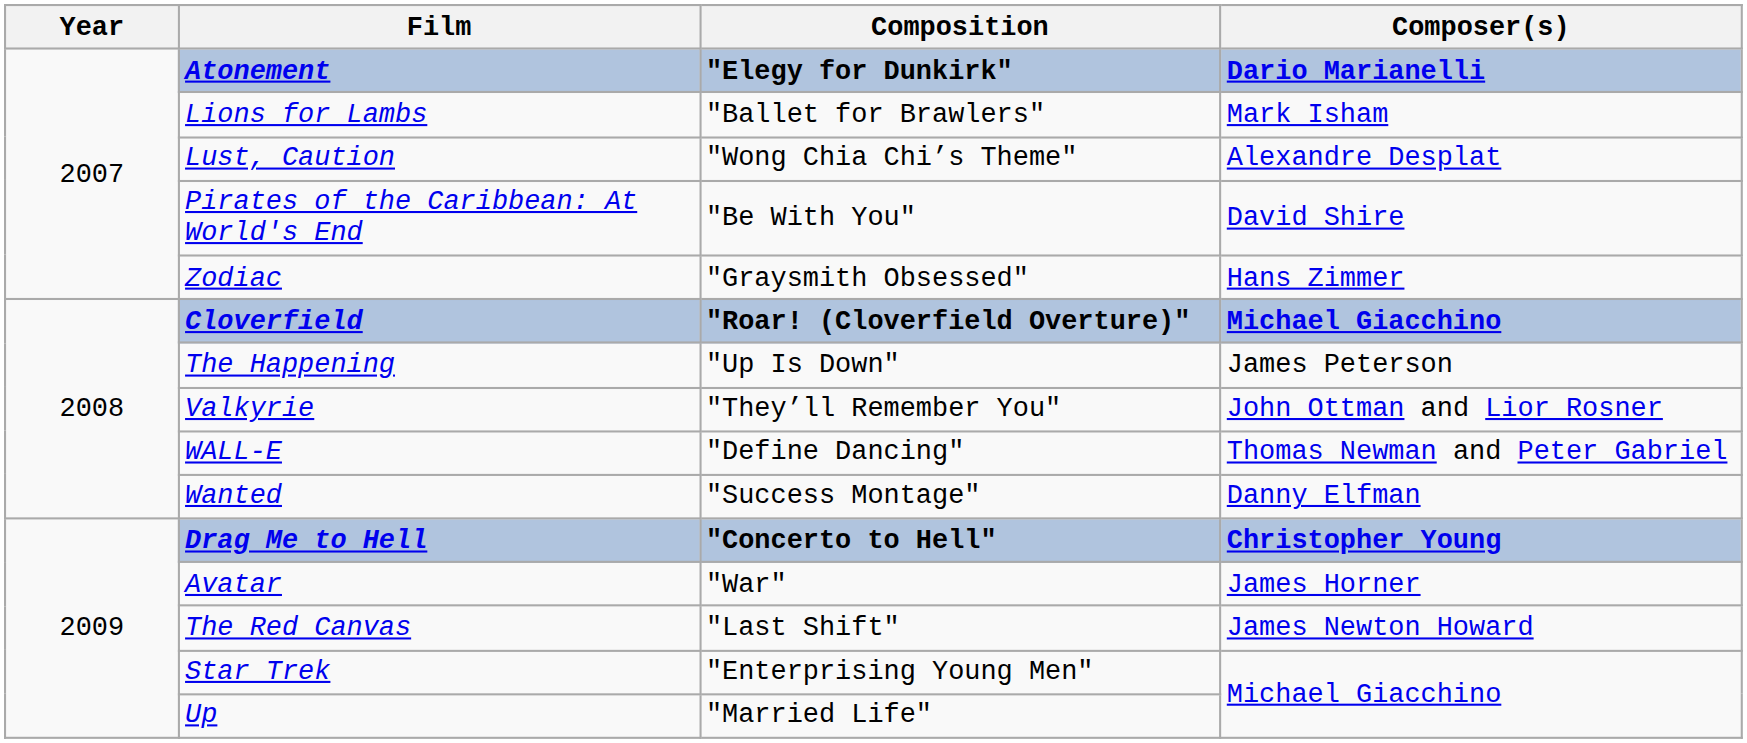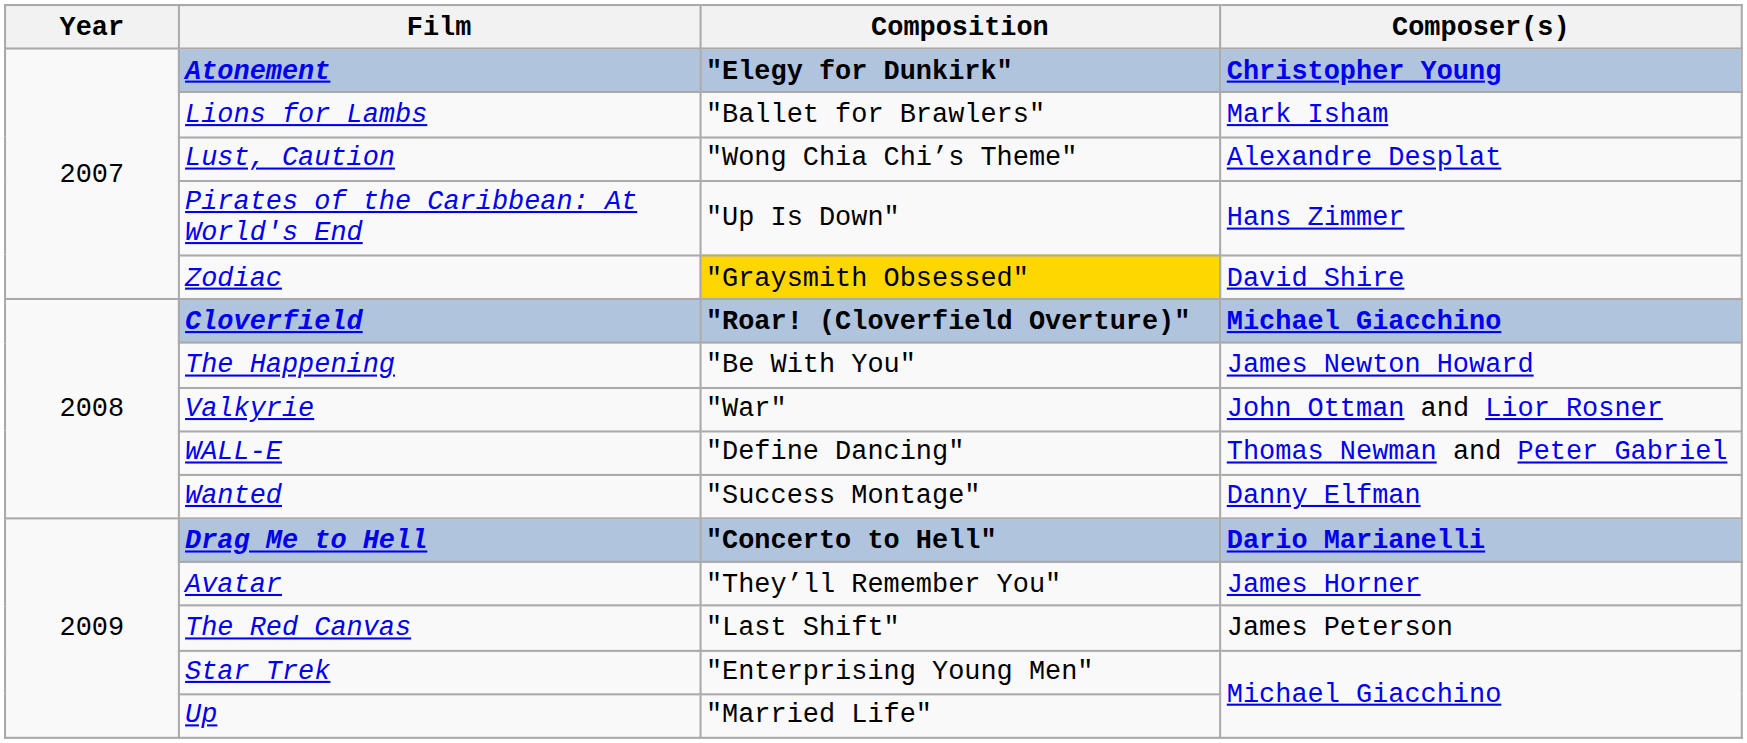(1356, 71) Dario Marianelli -> (1364, 71) Christopher Young
(811, 218) "Be With You" -> (803, 218) "Up Is Down"
(1316, 218) David Shire -> (1316, 218) Hans Zimmer
(867, 277) no background -> (867, 277) gold background
(1316, 277) Hans Zimmer -> (1316, 277) David Shire
(803, 365) "Up Is Down" -> (811, 365) "Be With You"
(1340, 365) James Peterson -> (1380, 365) James Newton Howard
(884, 409) "They’ll Remember You" -> (746, 409) "War"
(1364, 540) Christopher Young -> (1356, 540) Dario Marianelli
(746, 584) "War" -> (884, 584) "They’ll Remember You"
(1380, 628) James Newton Howard -> (1340, 628) James Peterson
